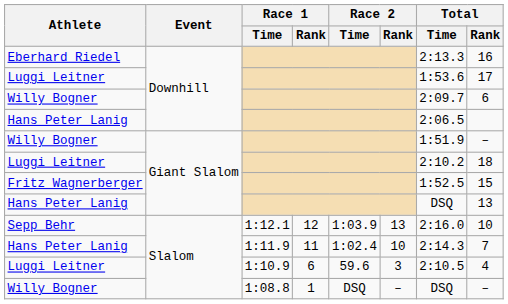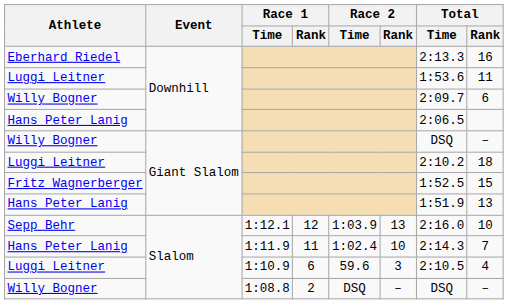(485, 78) 17 -> (485, 78) 11
(442, 141) 1:51.9 -> (442, 141) DSQ
(442, 204) DSQ -> (442, 204) 1:51.9
(311, 288) 1 -> (311, 288) 2
